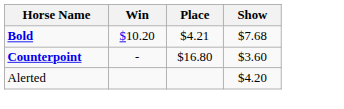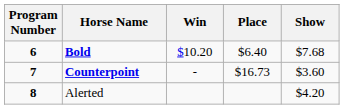+ column: (33, 23)
(195, 36) $4.21 -> (252, 51) $6.40
(195, 57) $16.80 -> (252, 72) $16.73
